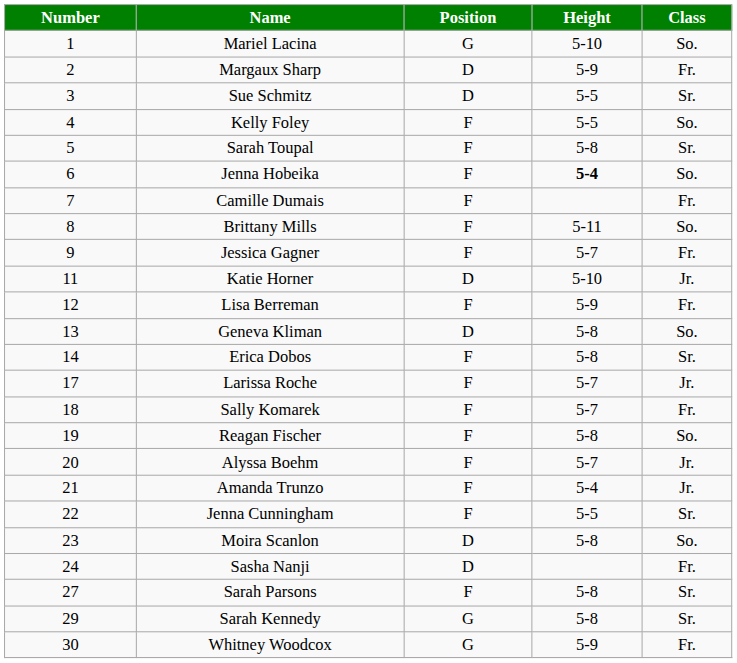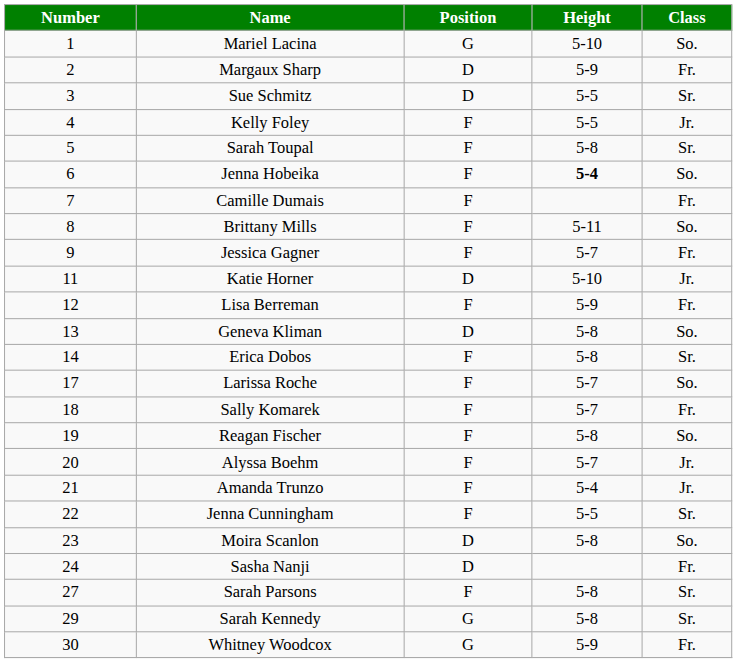(687, 122) So. -> (687, 122) Jr.
(687, 383) Jr. -> (687, 383) So.
